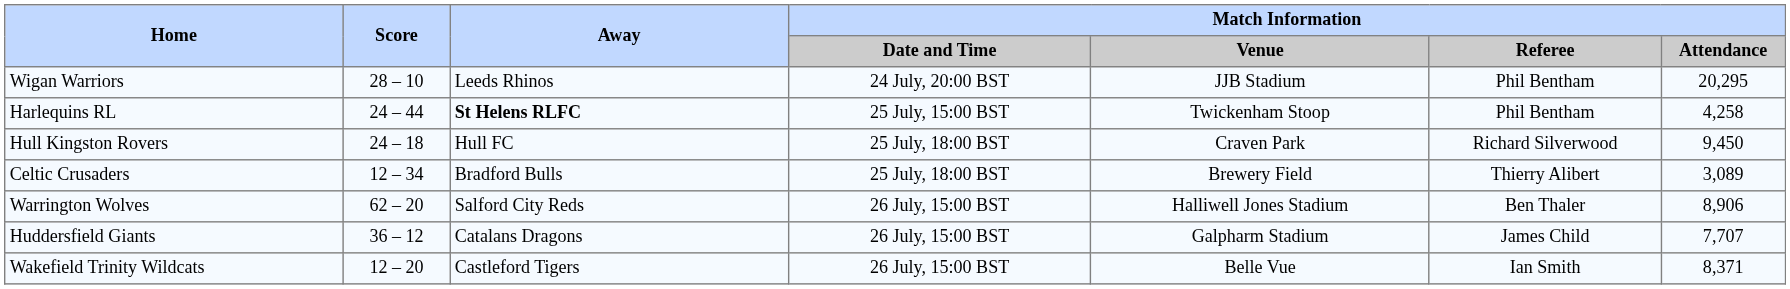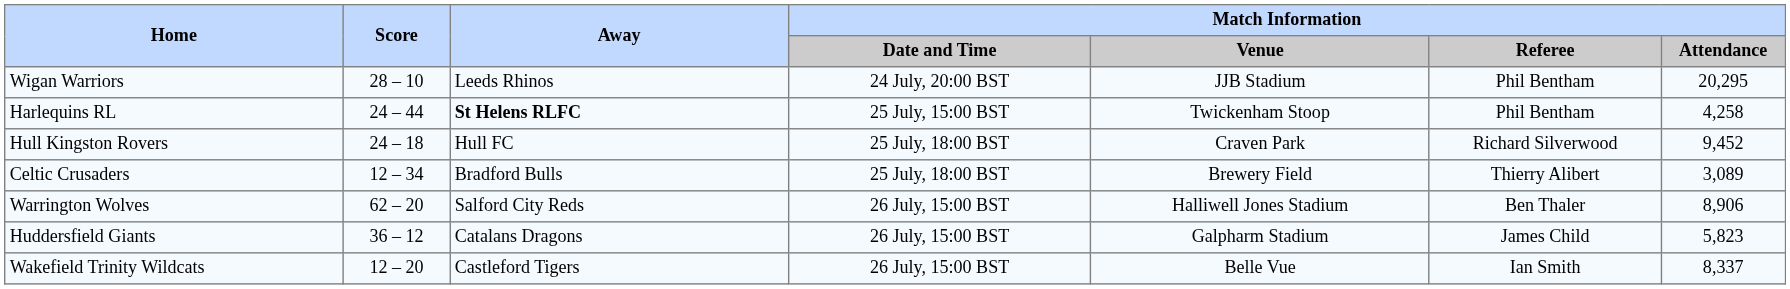(1723, 144) 9,450 -> (1723, 144) 9,452
(1723, 237) 7,707 -> (1723, 237) 5,823
(1723, 268) 8,371 -> (1723, 268) 8,337
